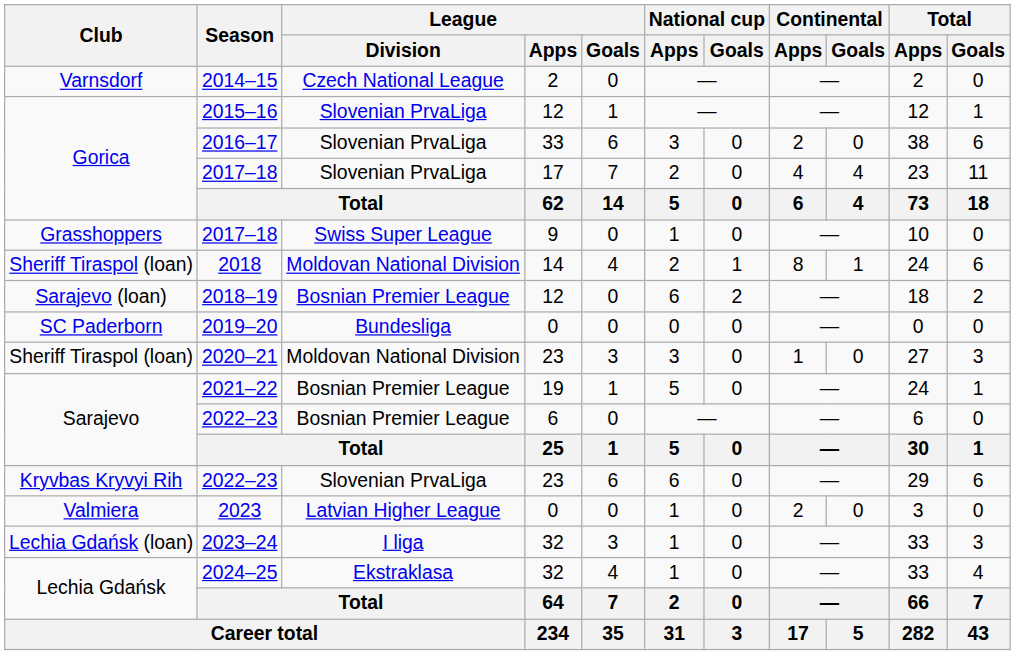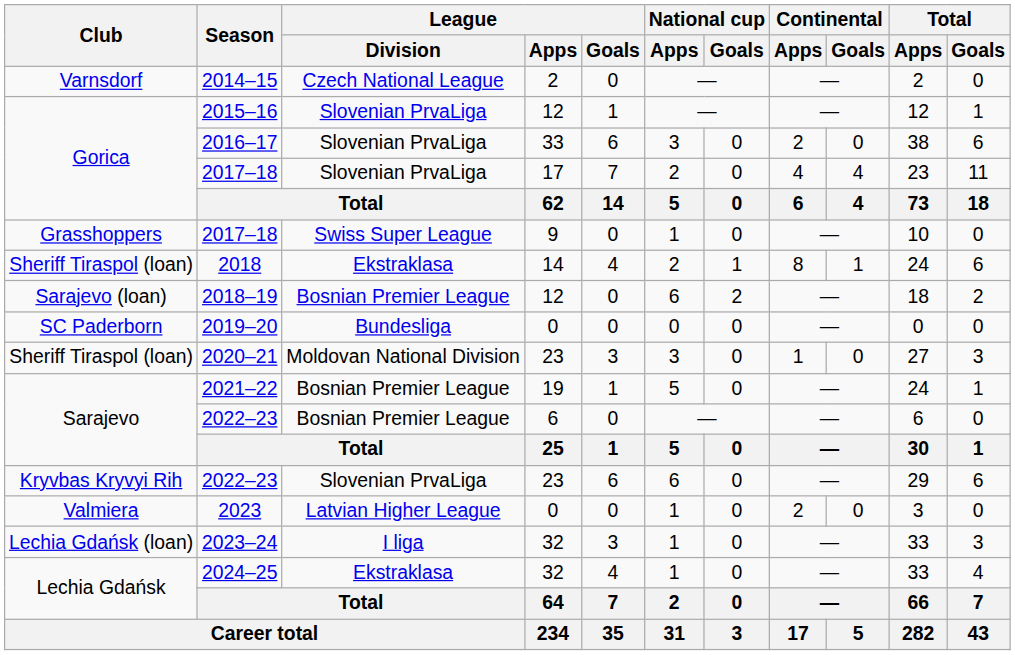(403, 265) Moldovan National Division -> (403, 265) Ekstraklasa
